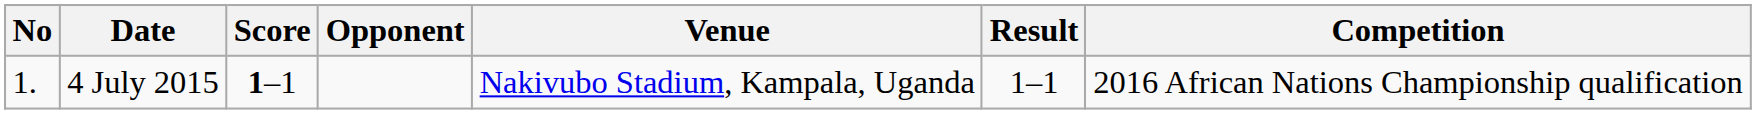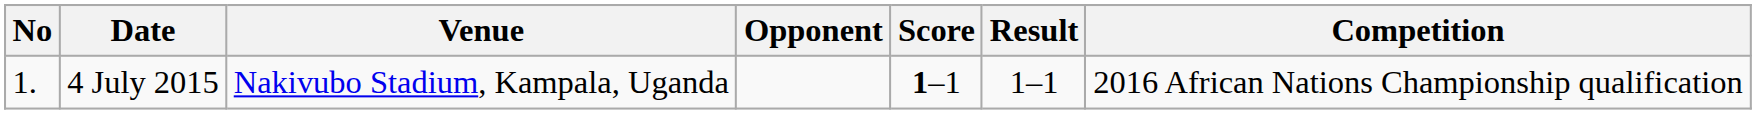columns swapped: (727, 30) <-> (272, 30)
